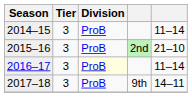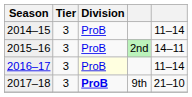(169, 48) 21–10 -> (169, 48) 14–11
(94, 83) normal -> (95, 83) bold
(169, 83) 14–11 -> (169, 83) 21–10
